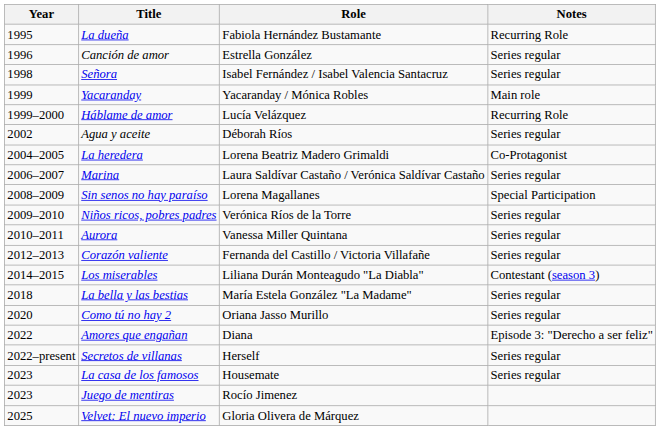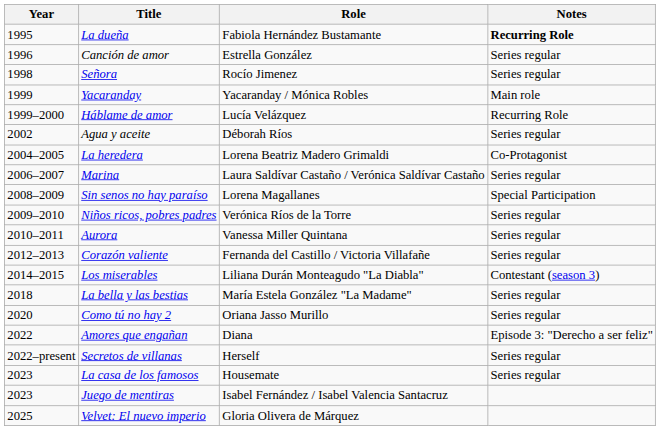(529, 34) normal -> (532, 34) bold
(335, 74) Isabel Fernández / Isabel Valencia Santacruz -> (260, 74) Rocío Jimenez
(260, 395) Rocío Jimenez -> (335, 395) Isabel Fernández / Isabel Valencia Santacruz
